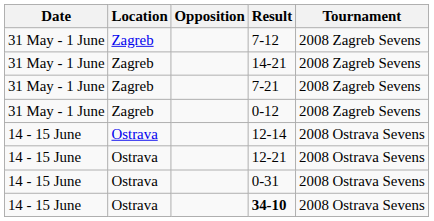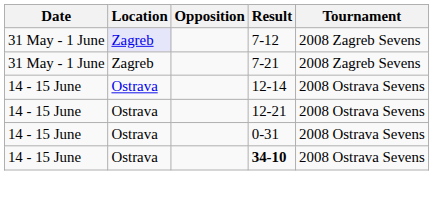(133, 39) no background -> (133, 39) lavender background
- row: (269, 63)
- row: (265, 110)
